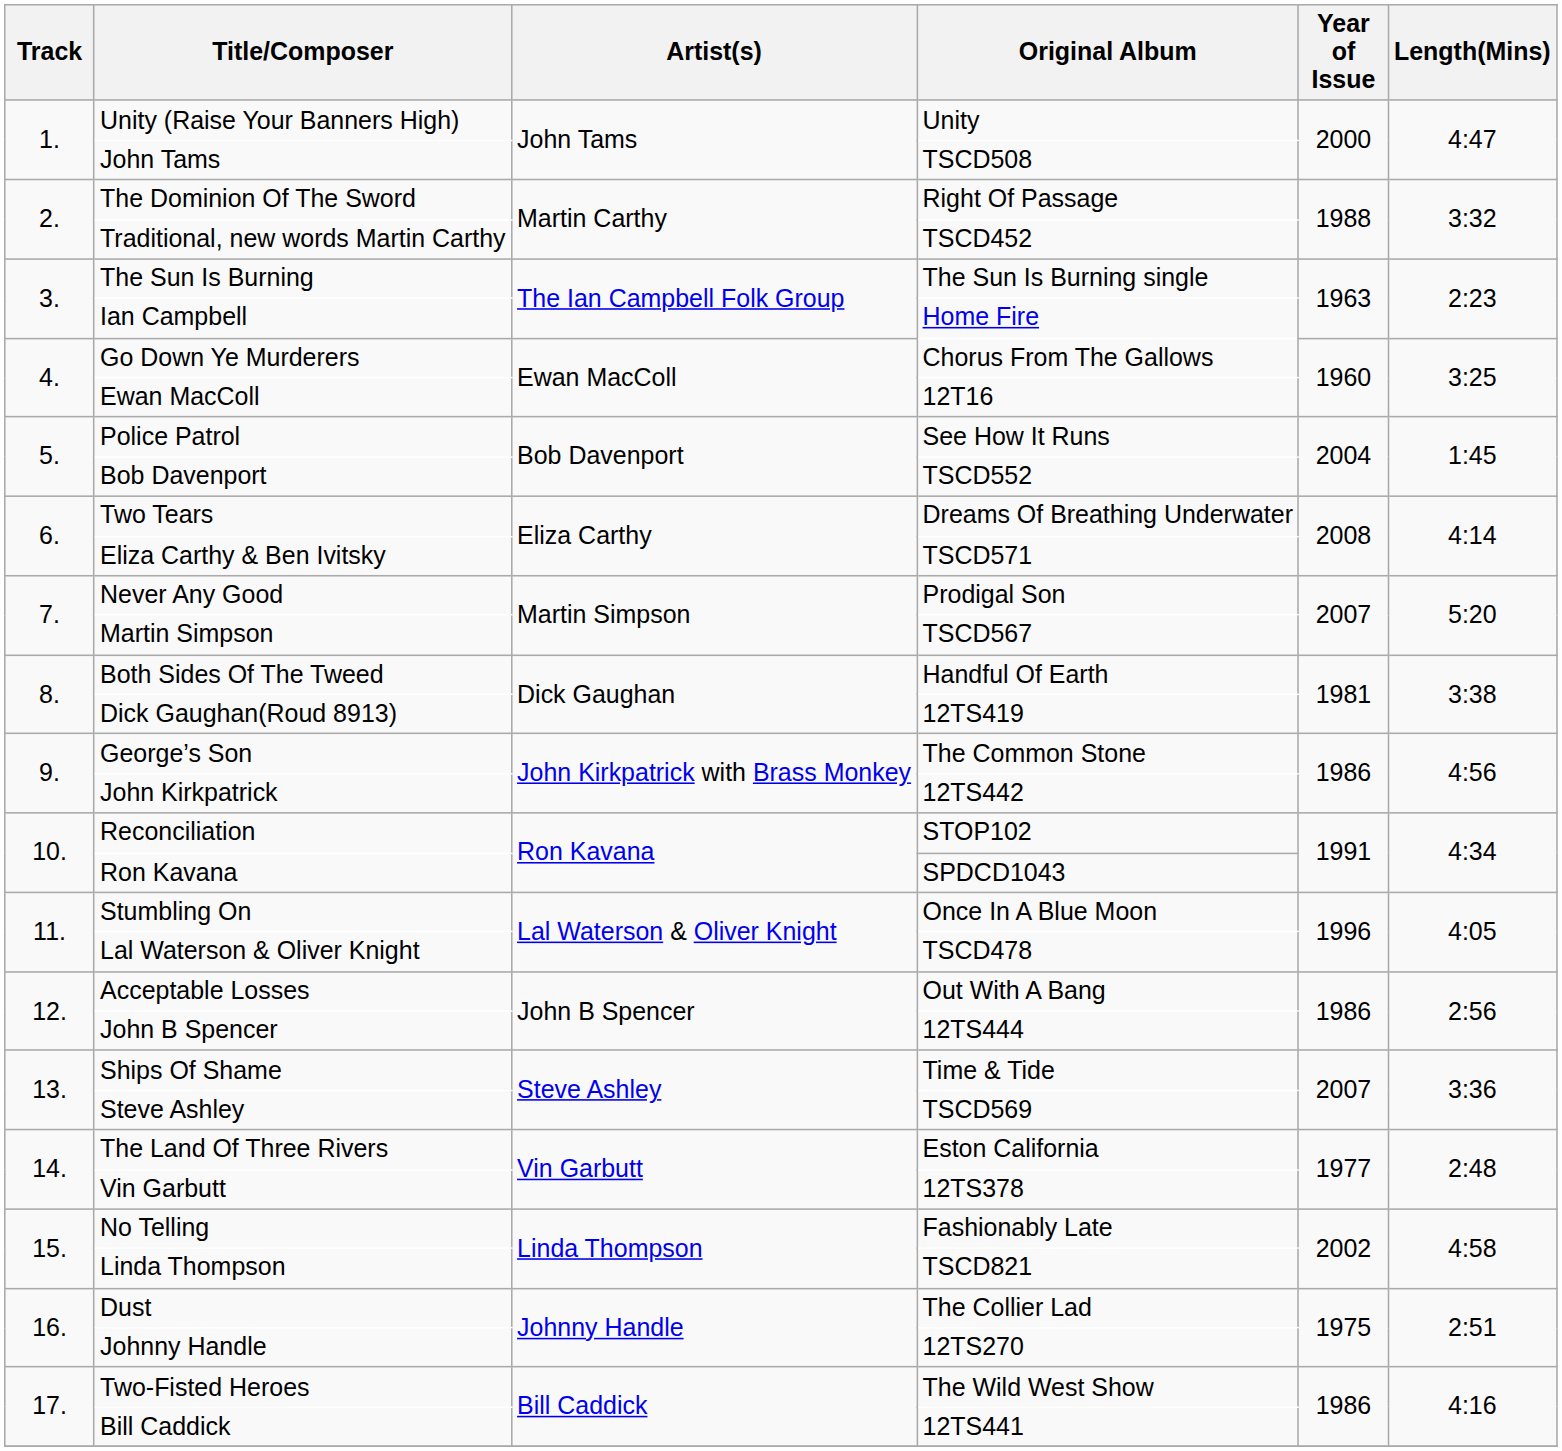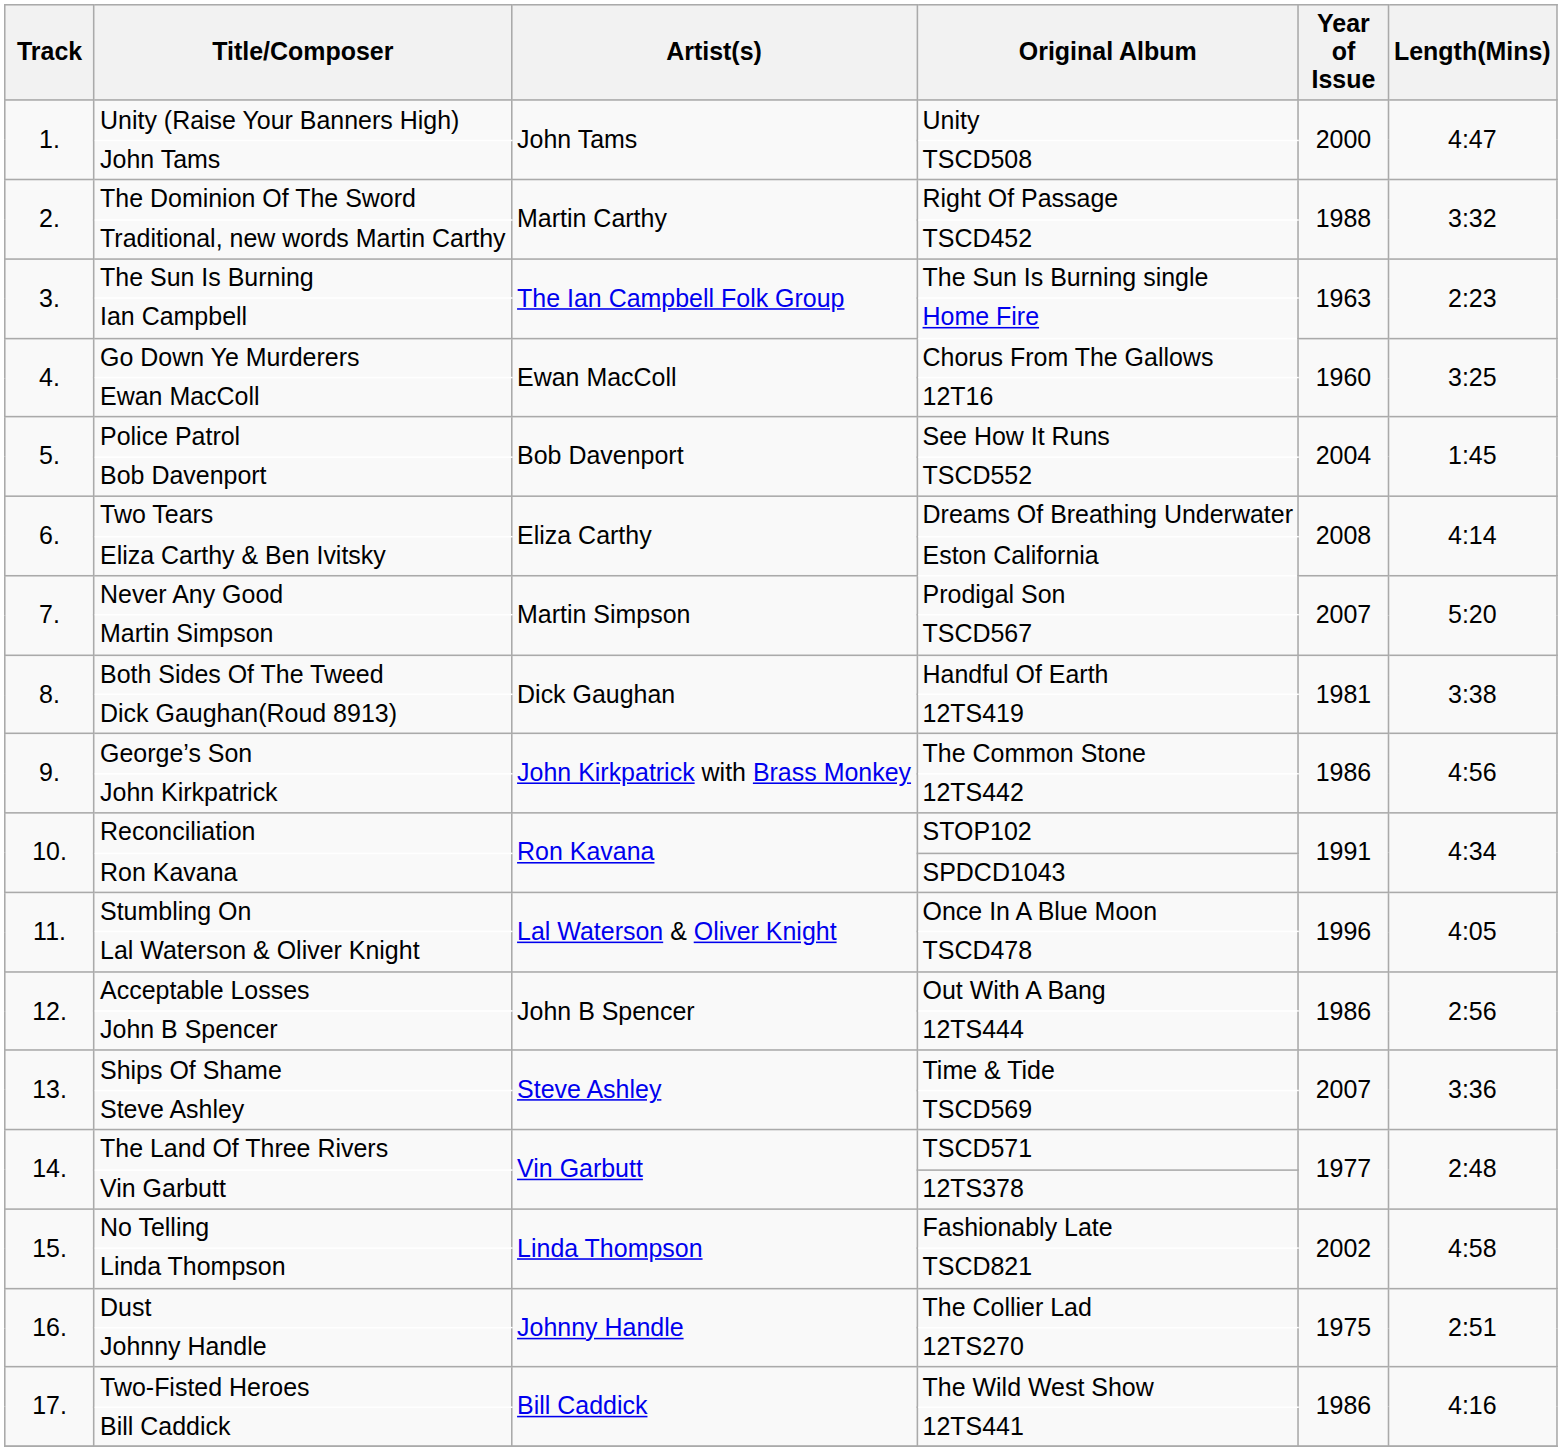(977, 555) TSCD571 -> (1011, 555) Eston California
(1011, 1149) Eston California -> (977, 1149) TSCD571
